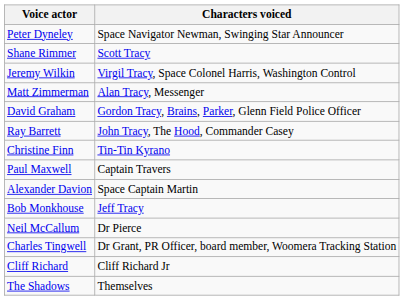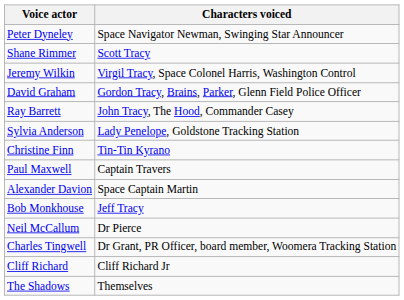- row: (48, 92)
+ row: (45, 130)
